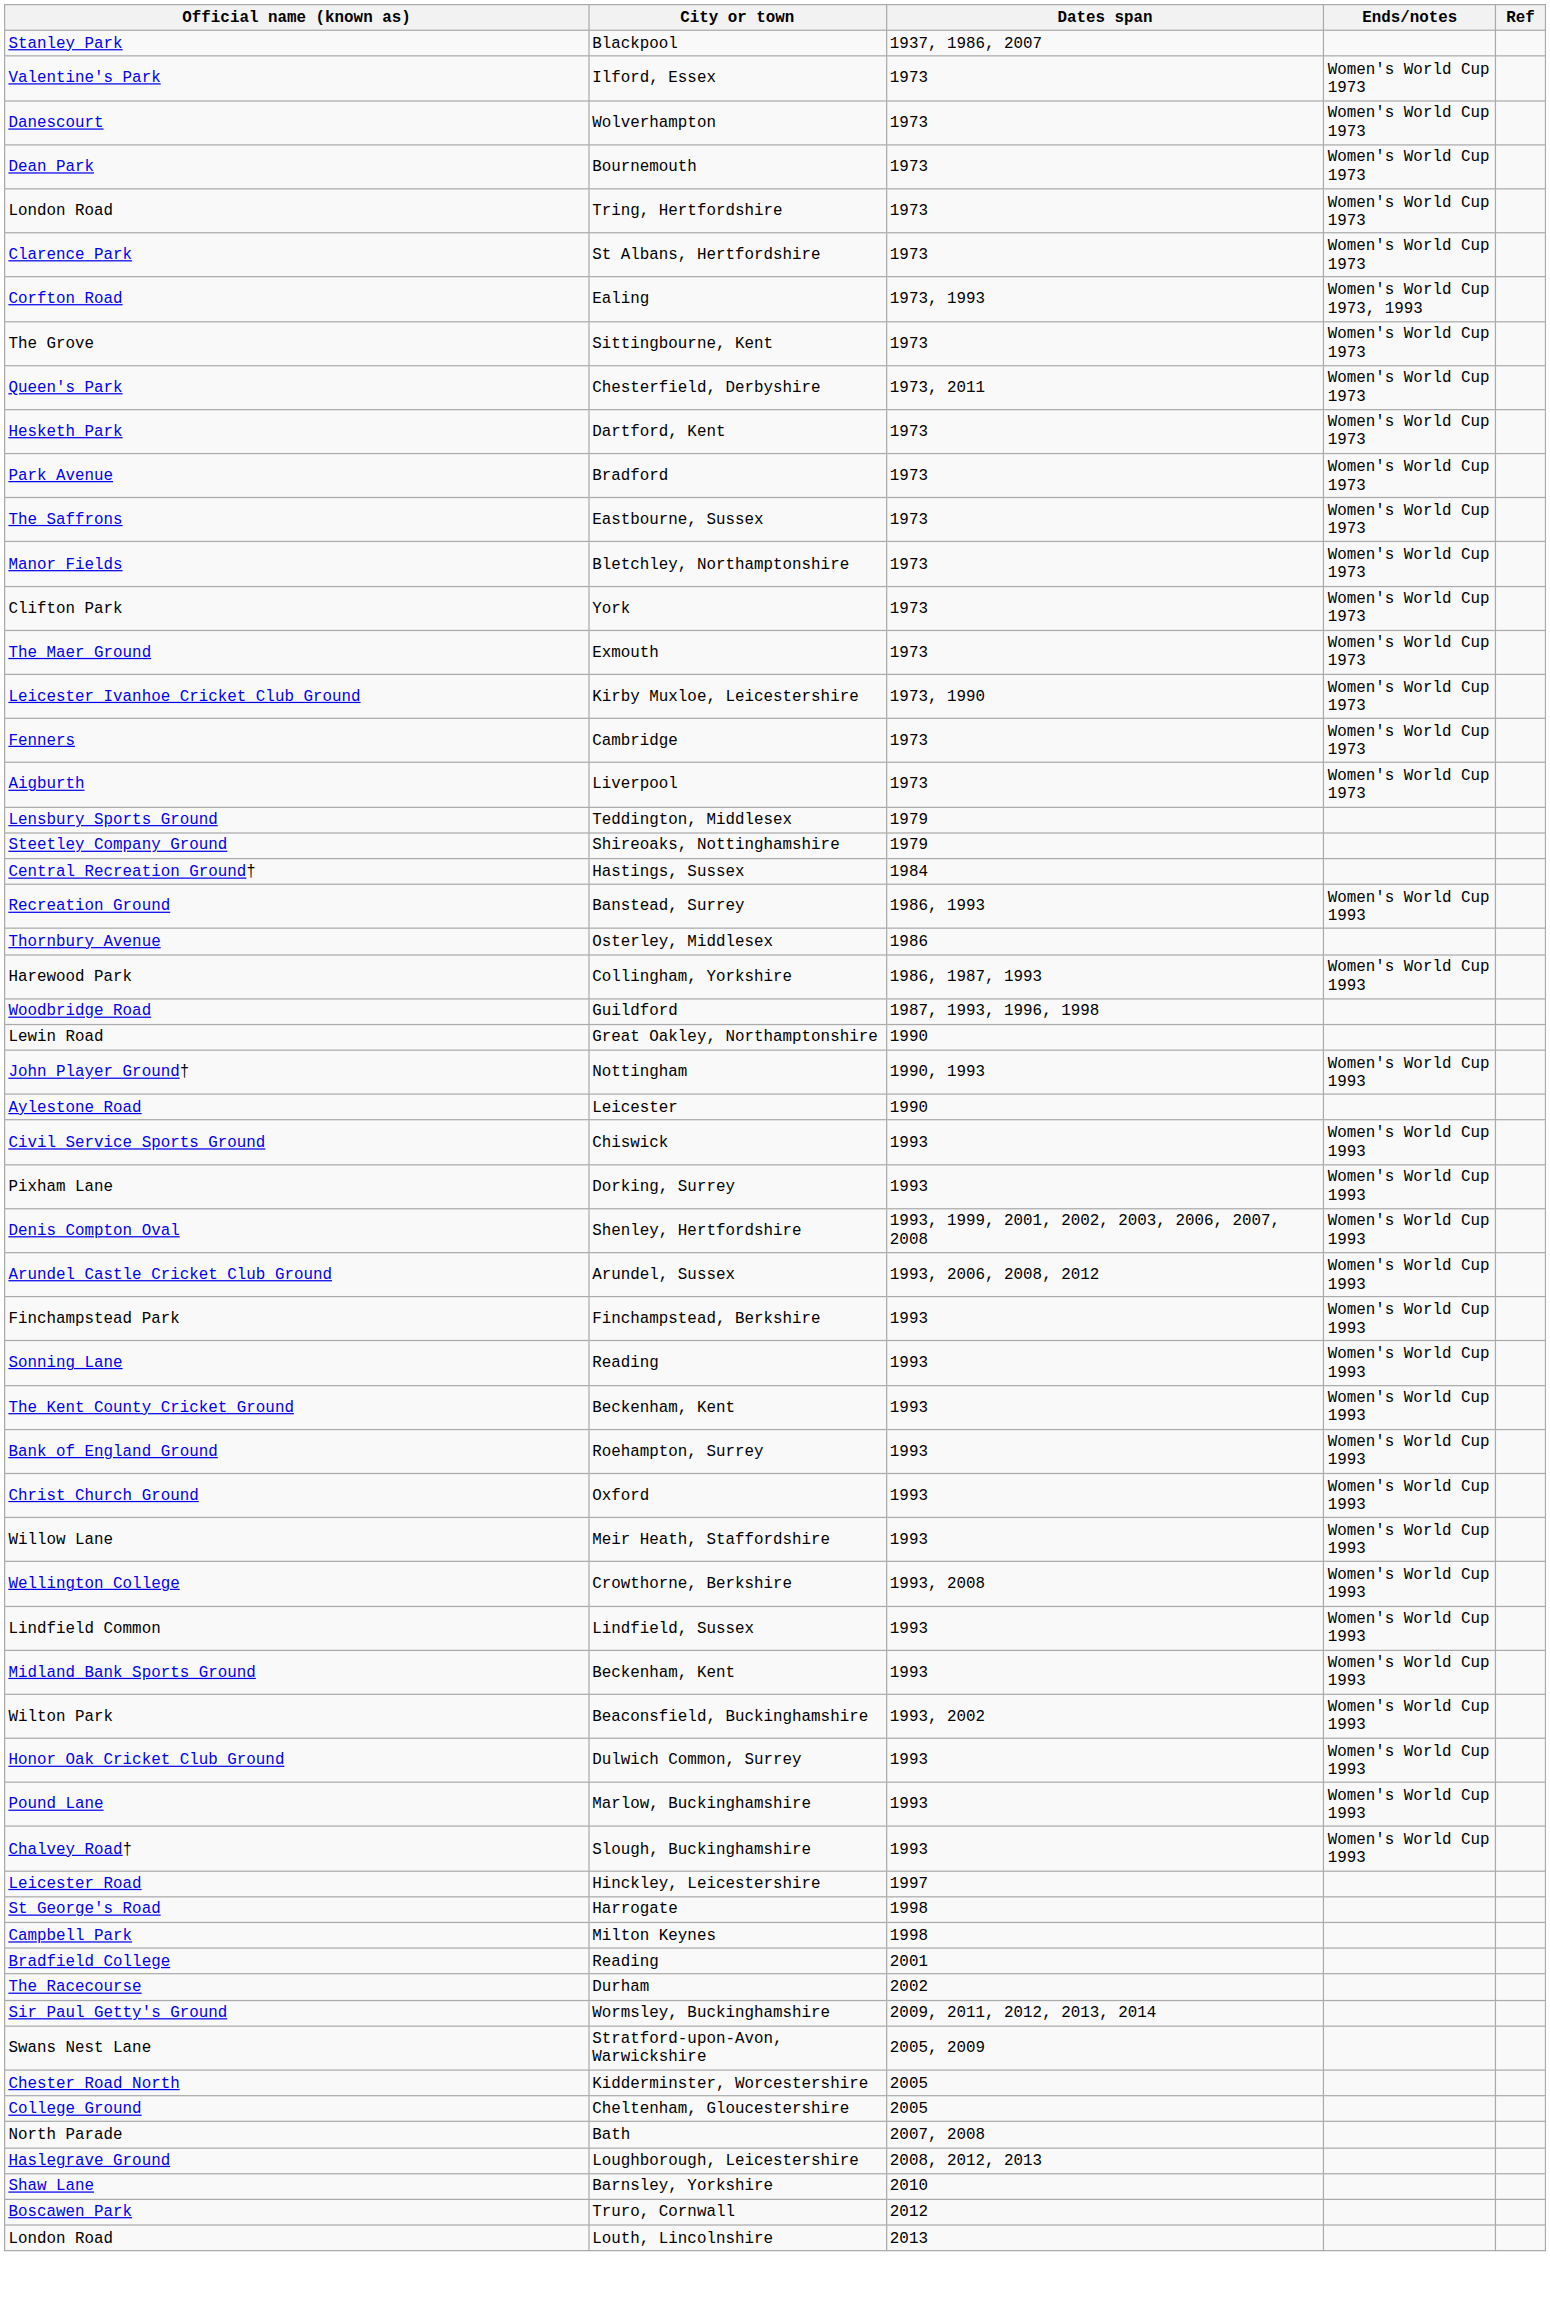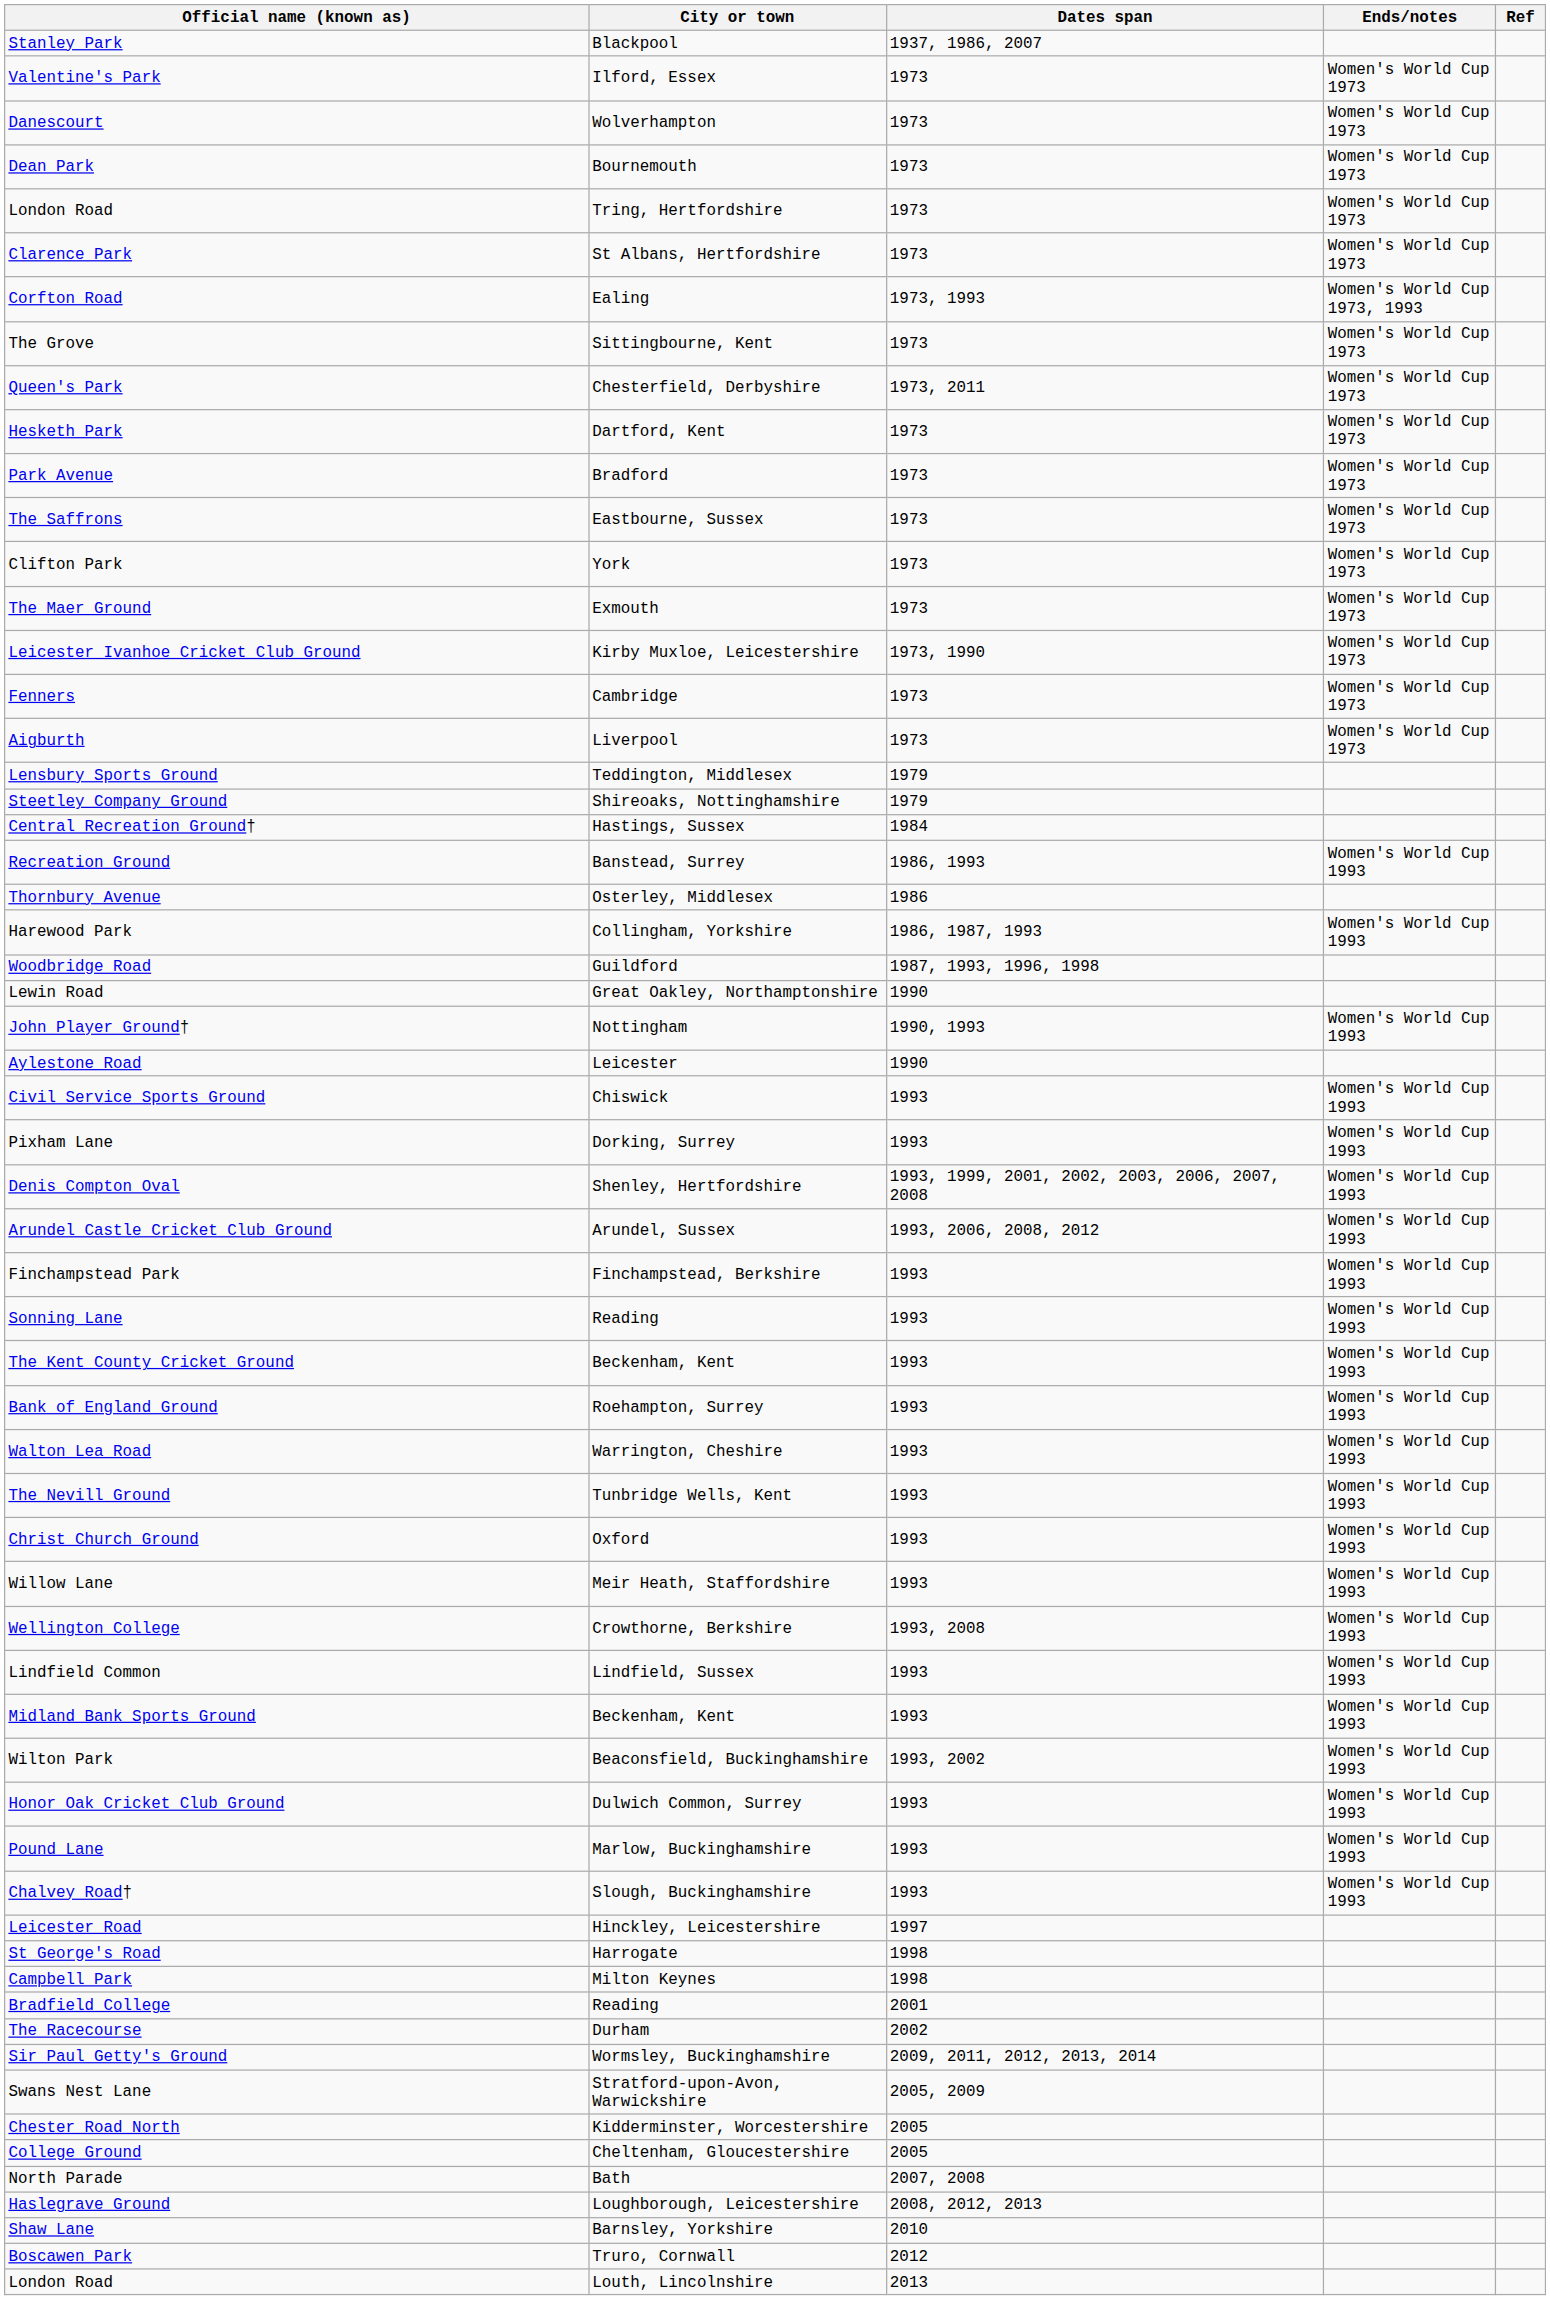- row: (65, 564)
+ row: (80, 1451)
+ row: (89, 1495)
